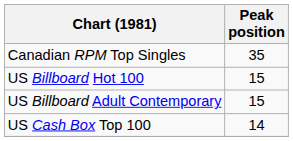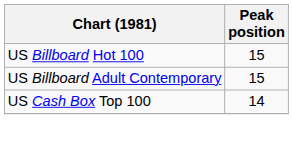- row: (97, 55)
